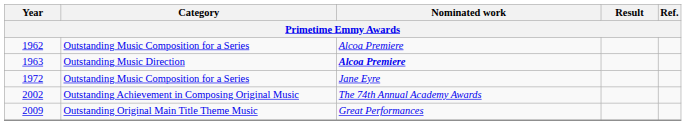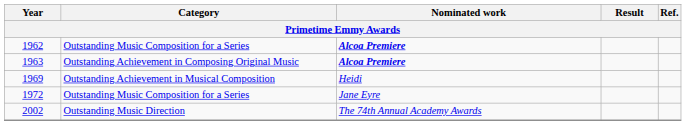(371, 45) normal -> (372, 45) bold
(124, 62) Outstanding Music Direction -> (181, 62) Outstanding Achievement in Composing Original Music
+ row: (33, 78)
(181, 95) Outstanding Achievement in Composing Original Music -> (124, 111) Outstanding Music Direction
- row: (33, 111)
